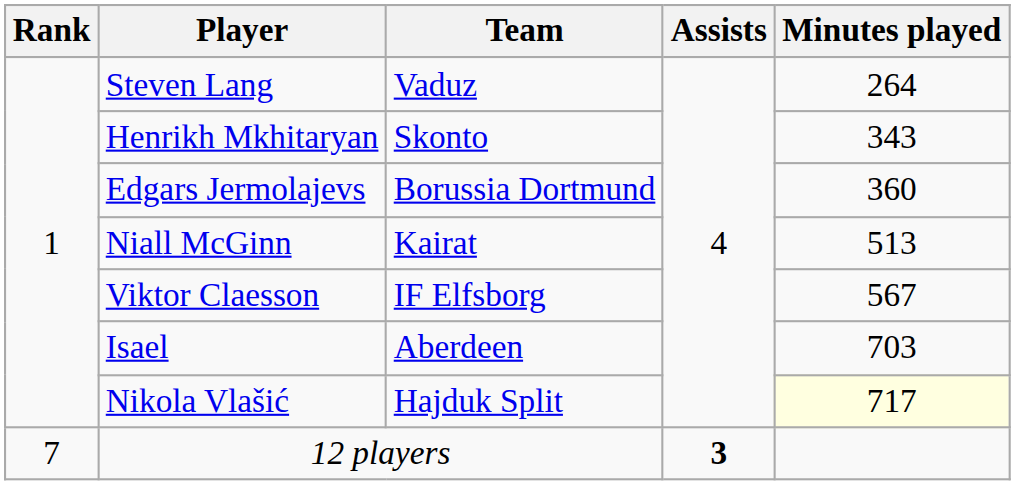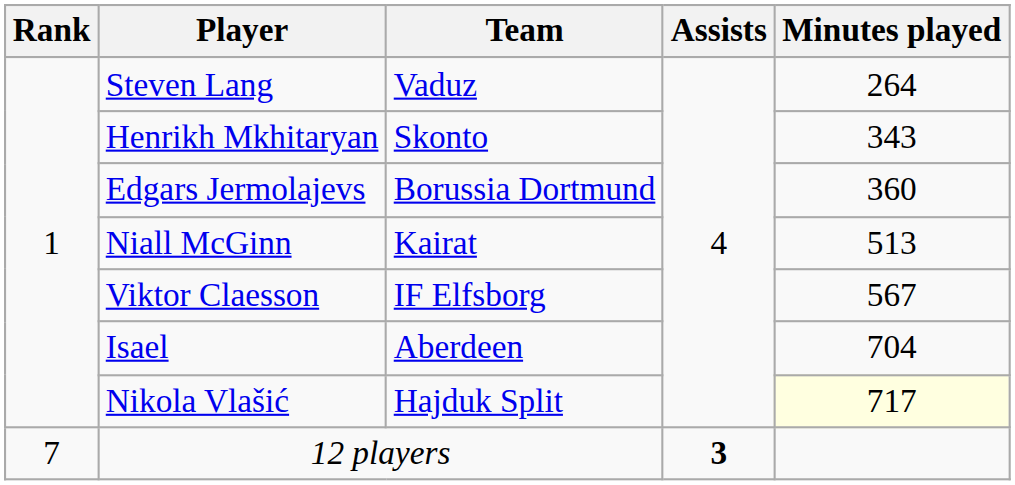(892, 347) 703 -> (892, 347) 704
